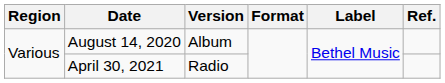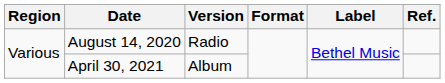(210, 41) Album -> (208, 41) Radio
(208, 66) Radio -> (210, 66) Album
